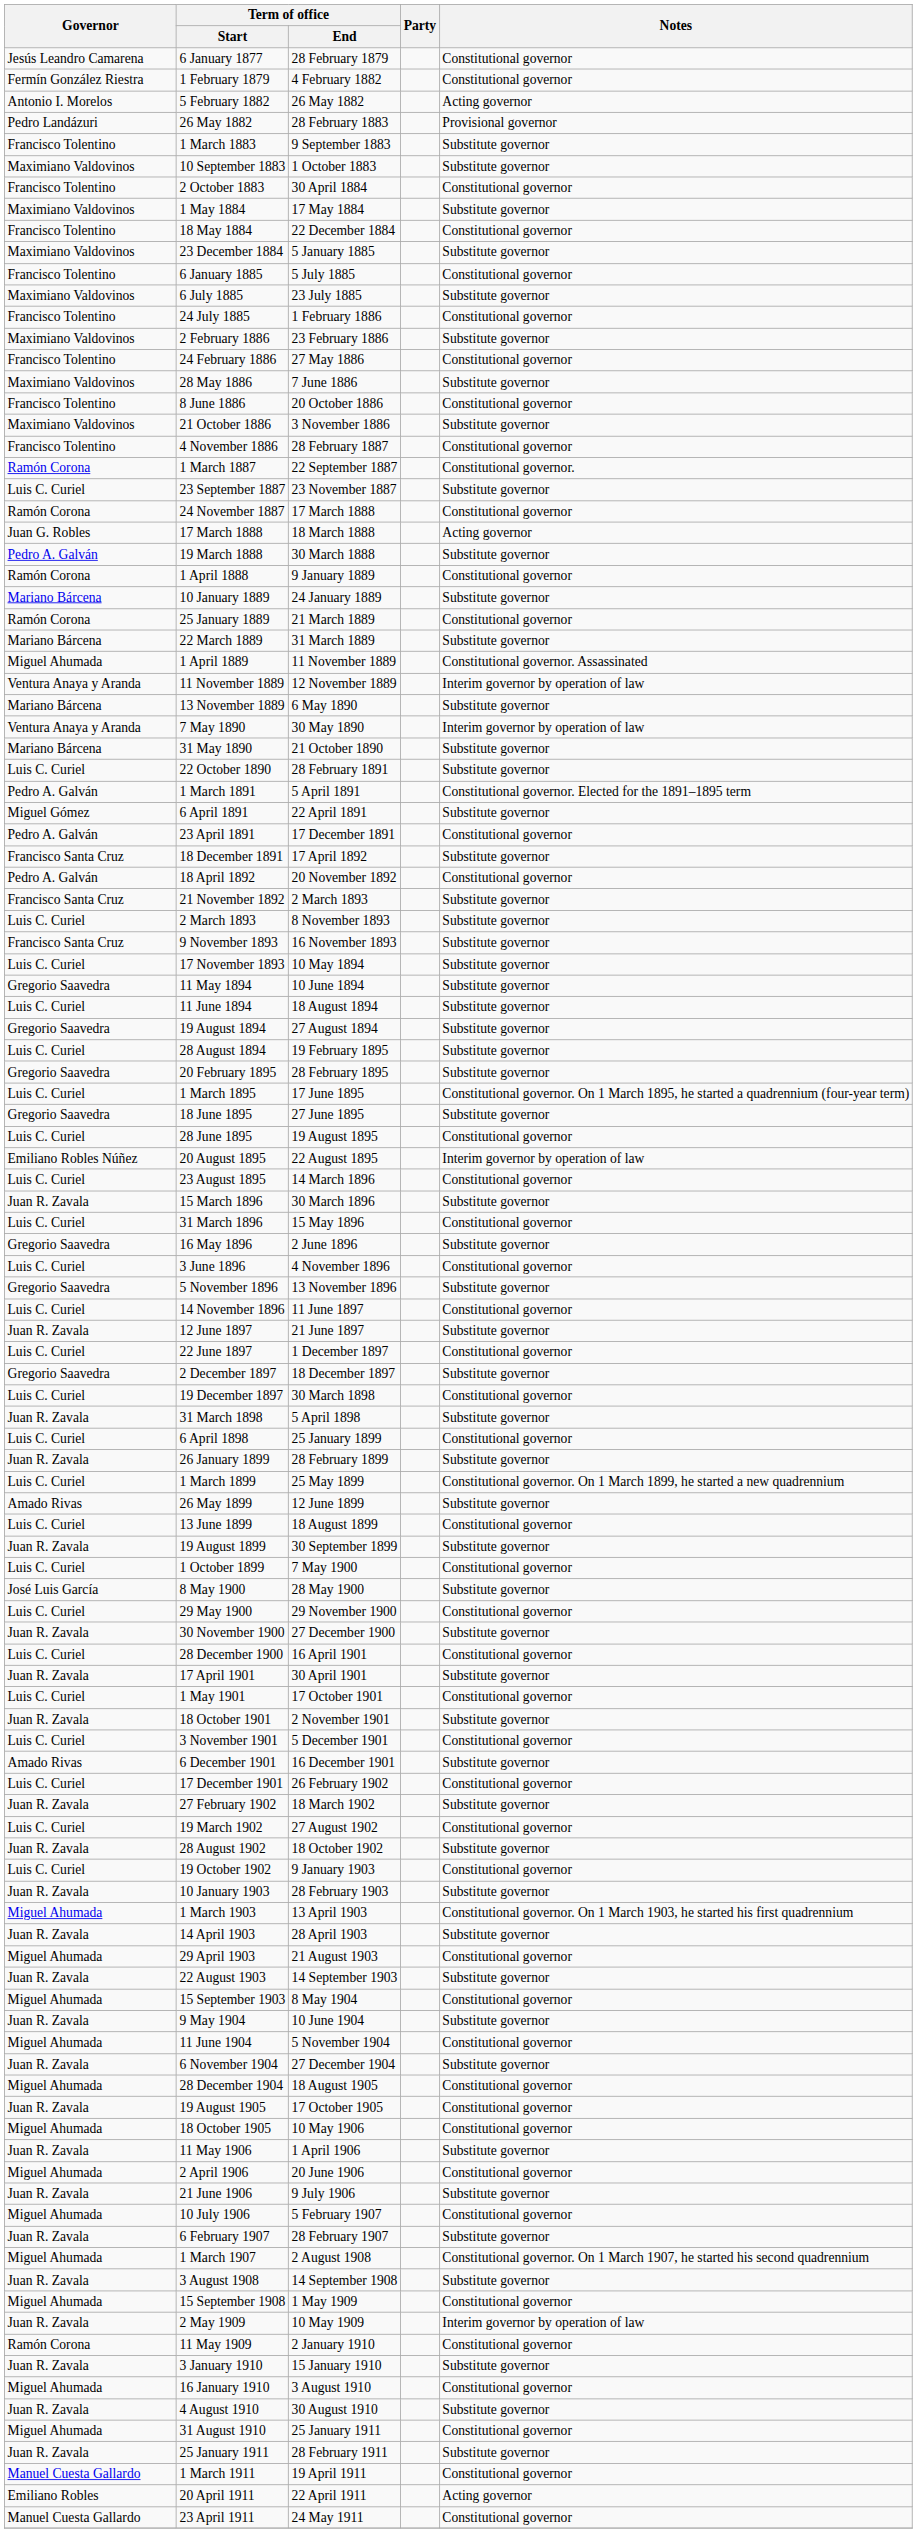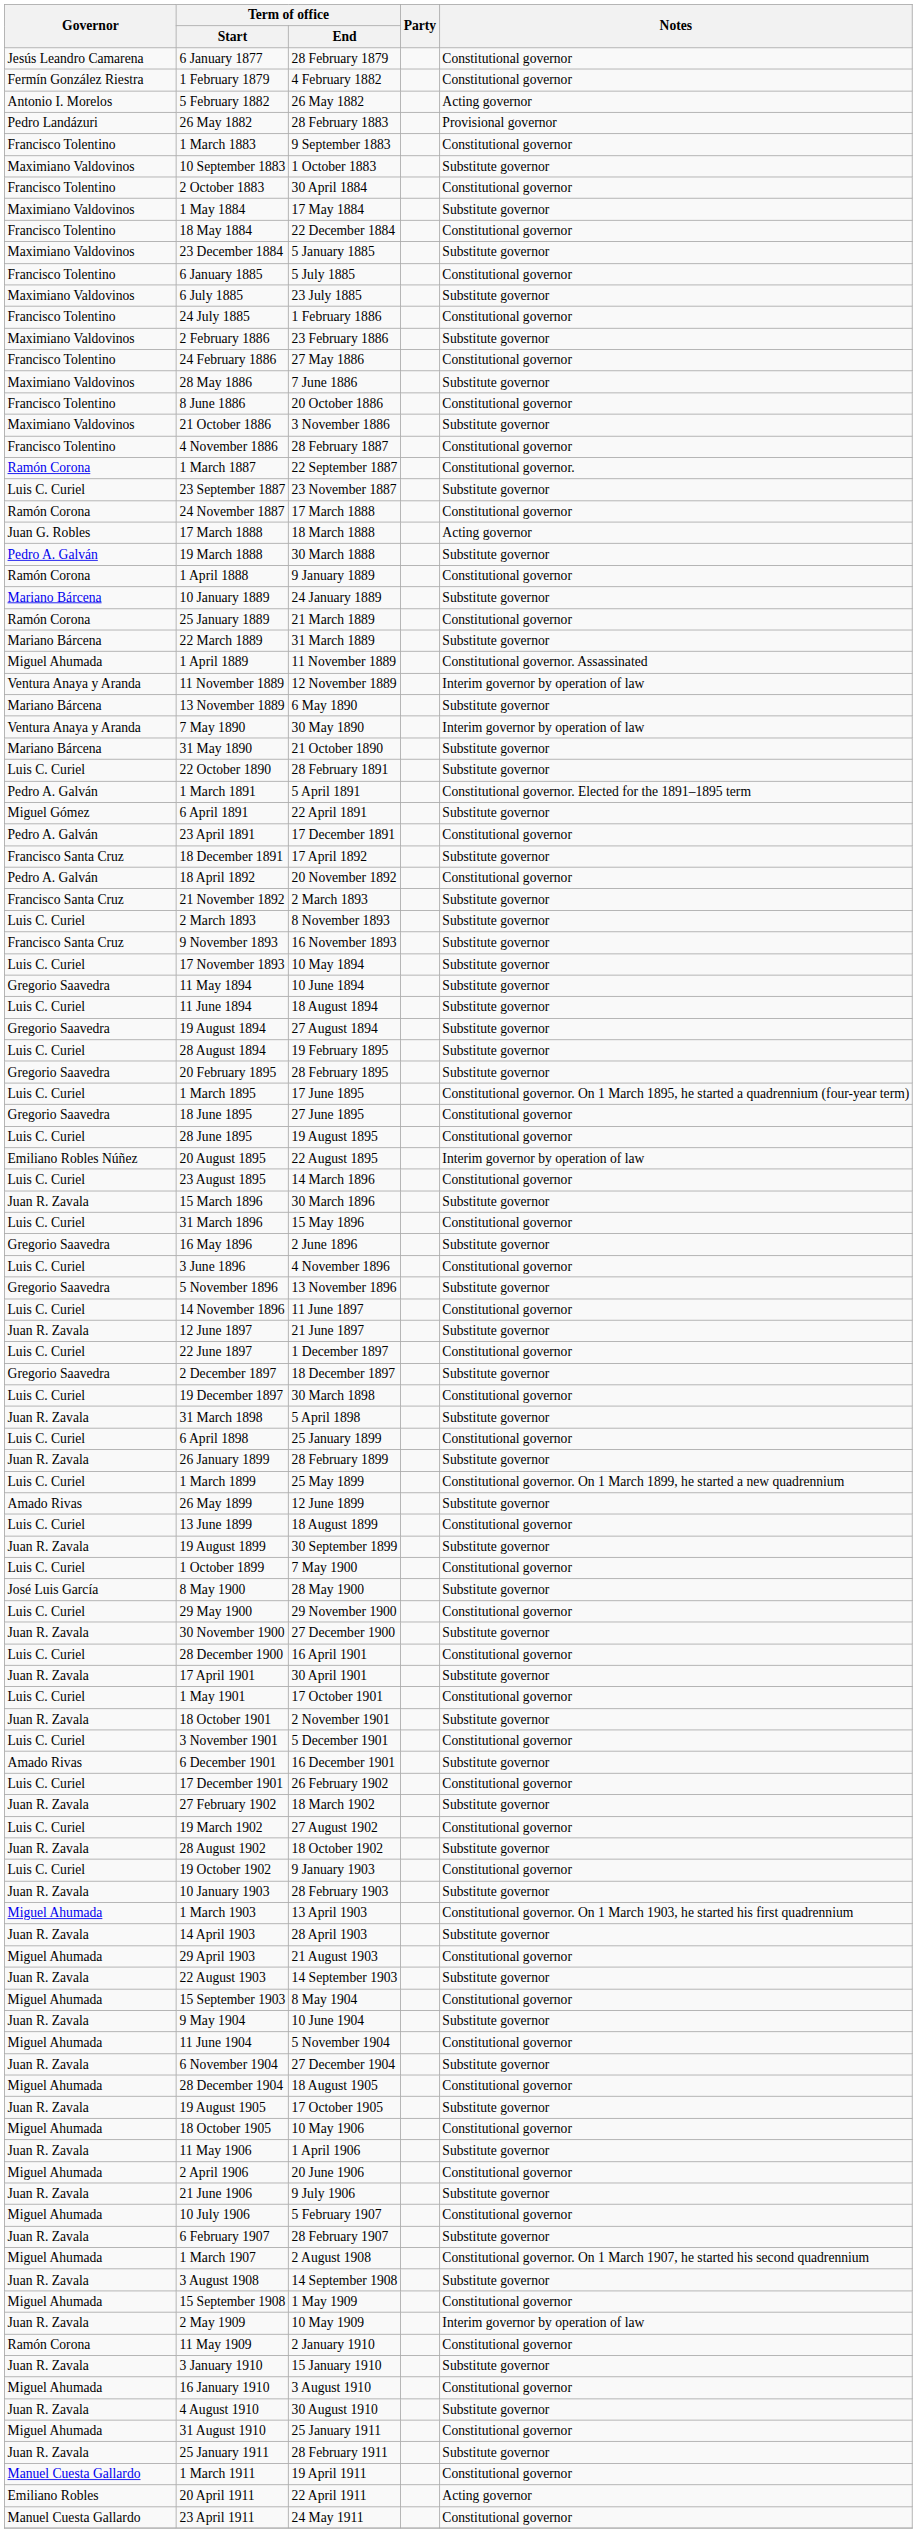(496, 144) Substitute governor -> (507, 144) Constitutional governor
(496, 1115) Substitute governor -> (507, 1115) Constitutional governor
(507, 2107) Constitutional governor -> (496, 2107) Substitute governor
